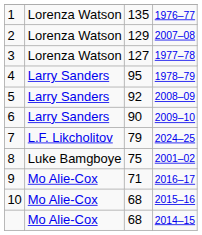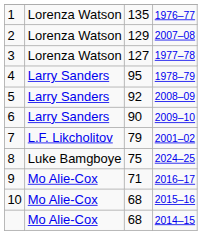(175, 138) 2024–25 -> (175, 138) 2001–02
(175, 159) 2001–02 -> (175, 159) 2024–25
